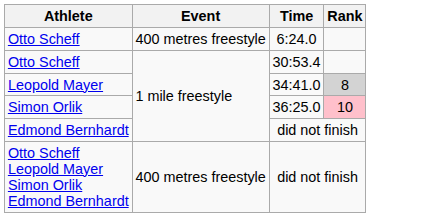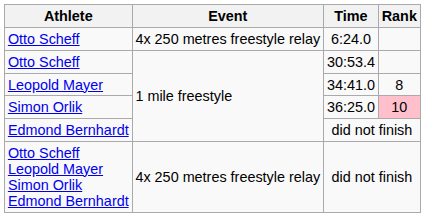(201, 39) 400 metres freestyle -> (228, 39) 4x 250 metres freestyle relay
(345, 85) lightgrey background -> (399, 85) no background
(201, 177) 400 metres freestyle -> (228, 177) 4x 250 metres freestyle relay
